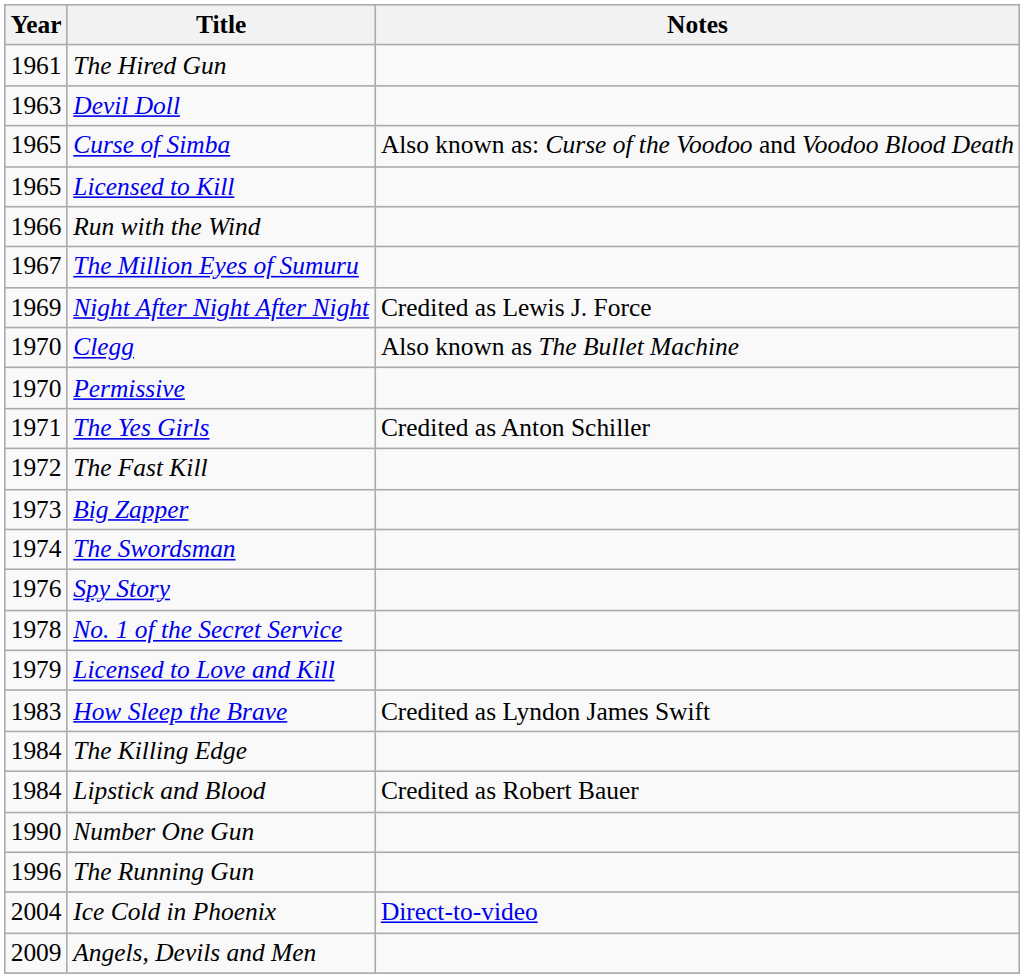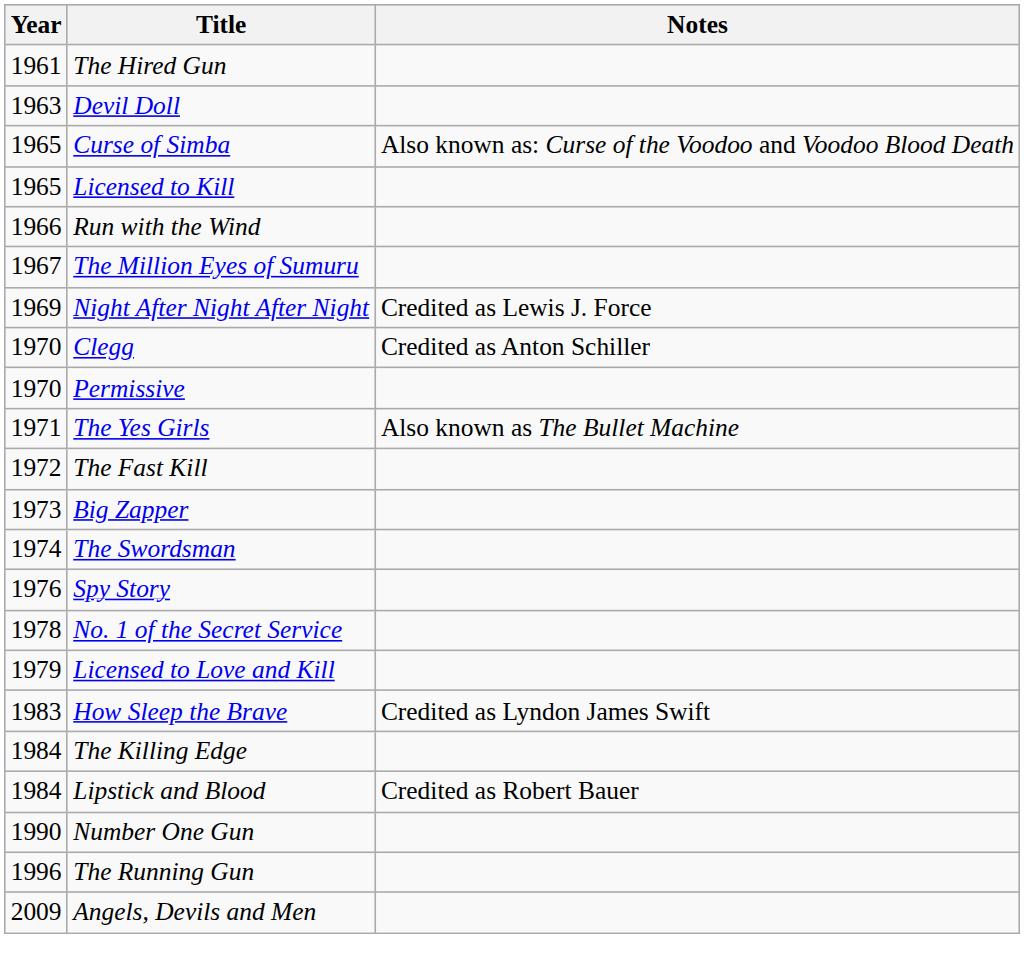(560, 347) Also known as The Bullet Machine -> (515, 347) Credited as Anton Schiller
(515, 428) Credited as Anton Schiller -> (560, 428) Also known as The Bullet Machine
- row: (175, 912)
